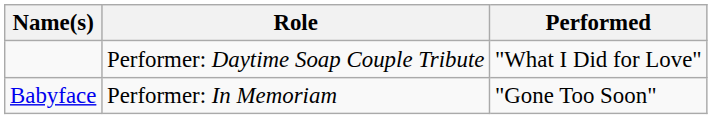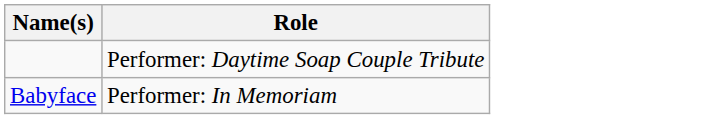- column: (598, 22)
